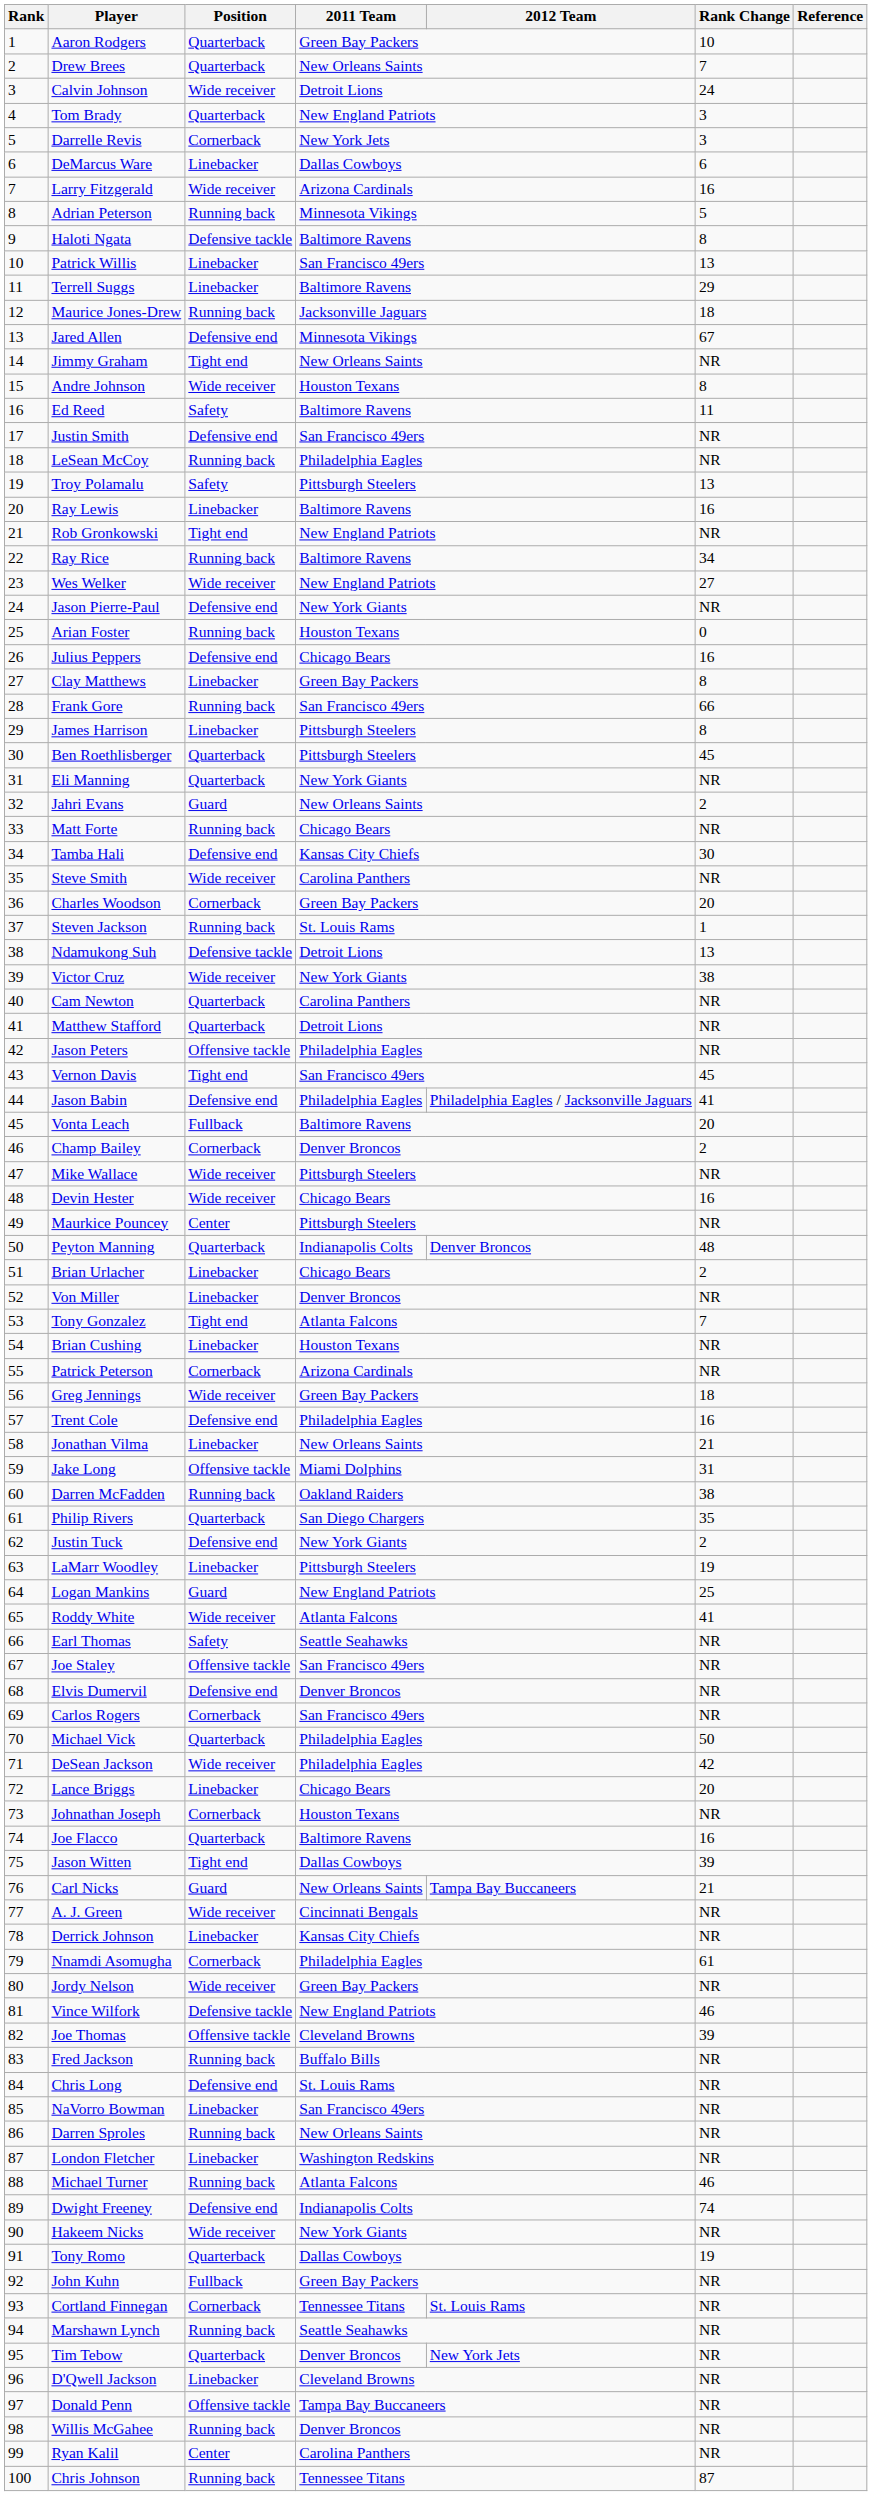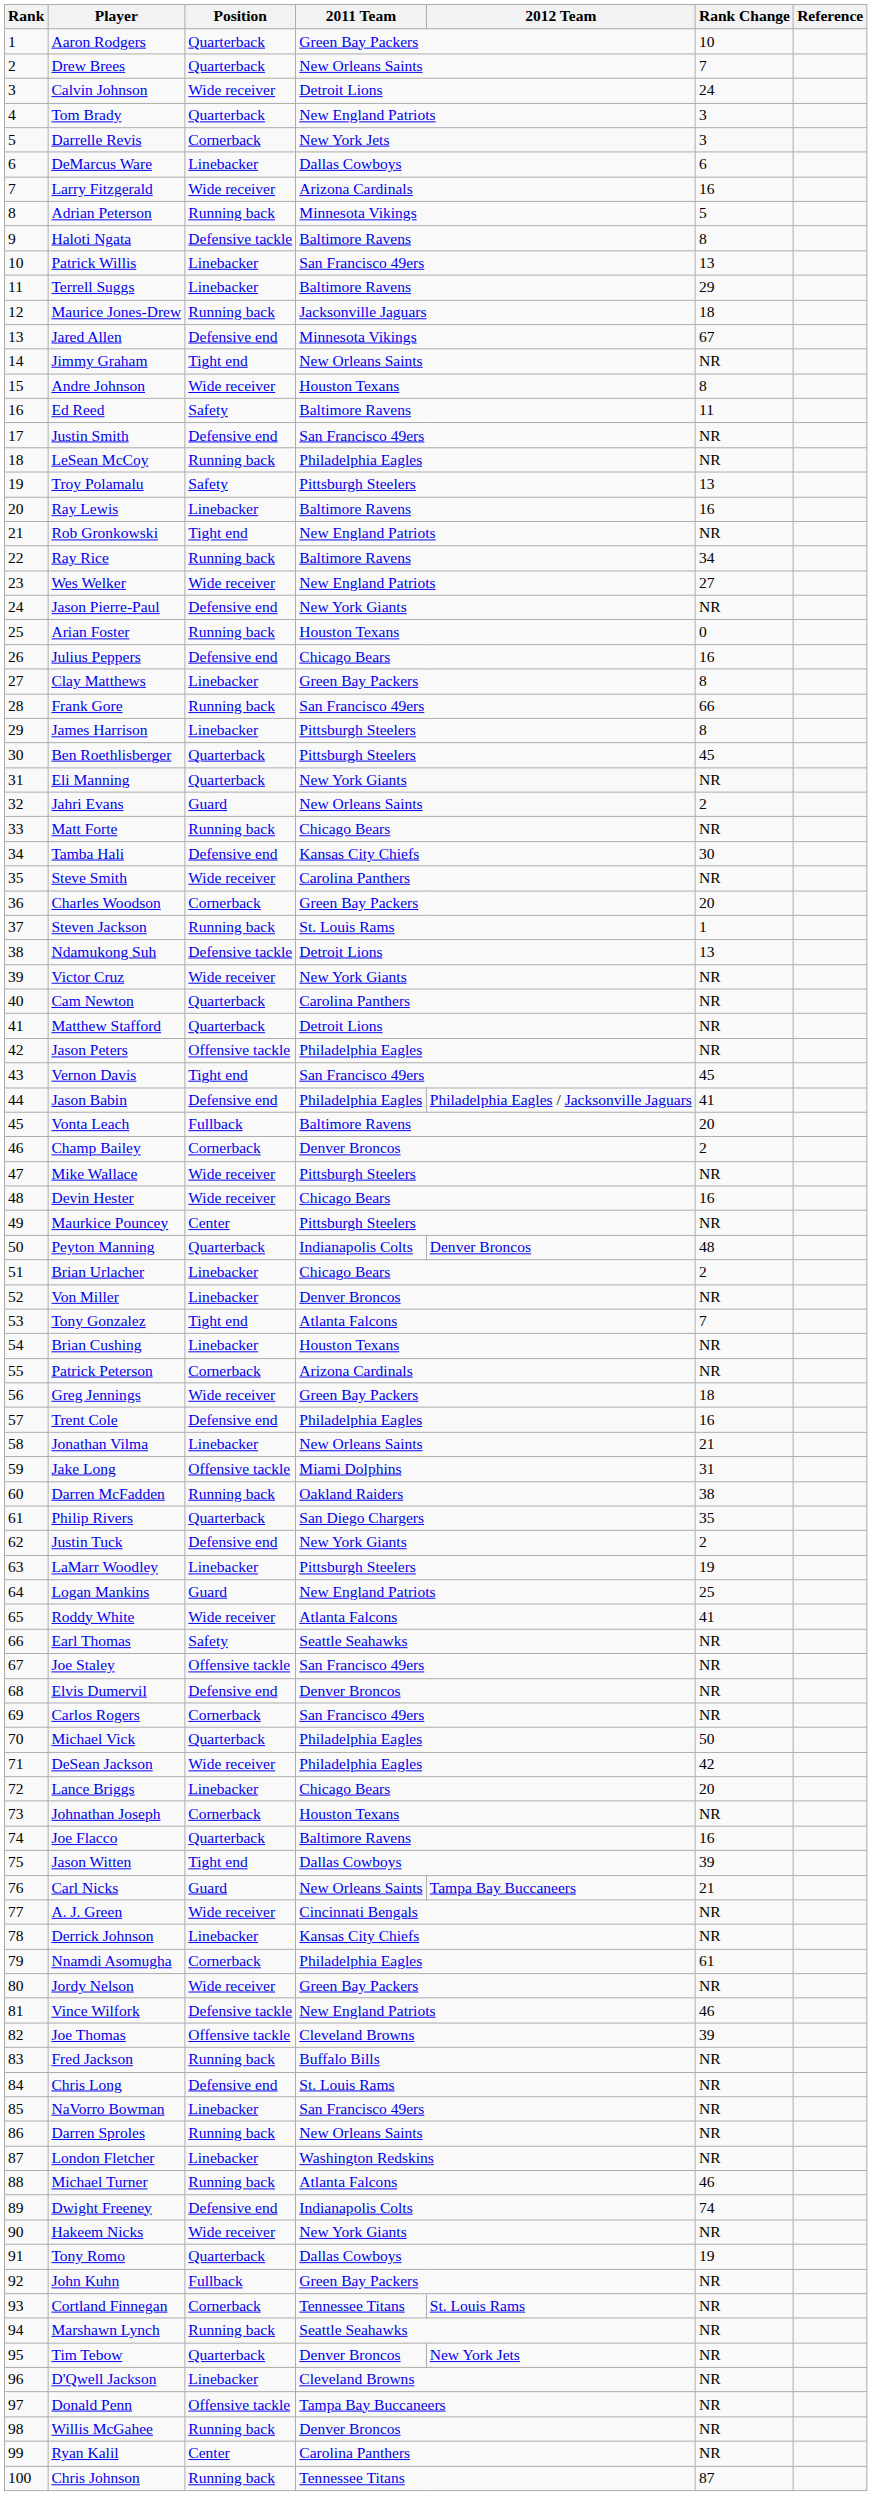(707, 976) 38 -> (710, 976) NR
